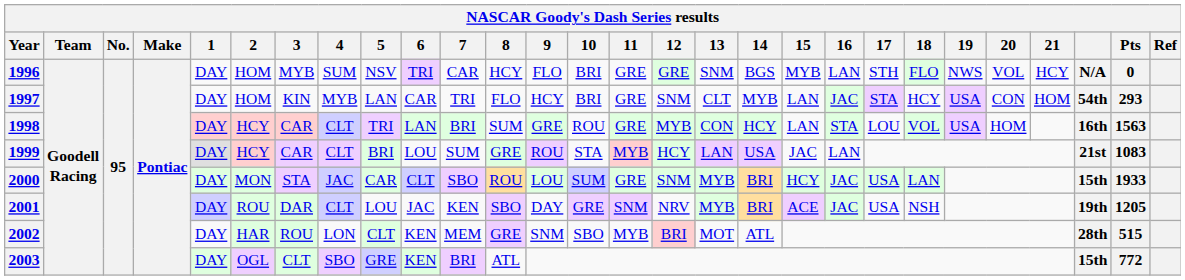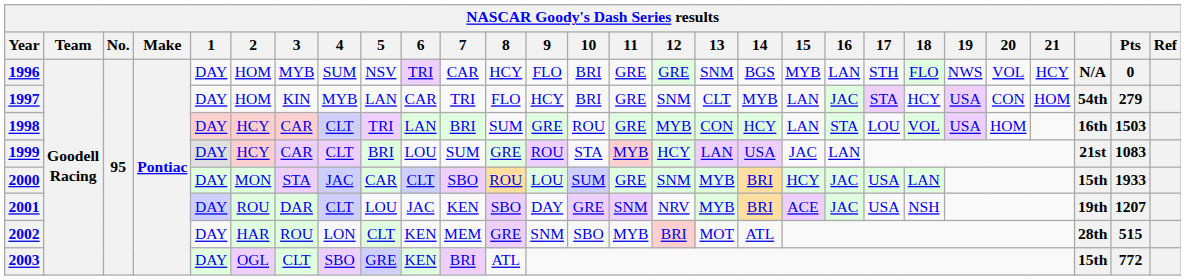(1131, 99) 293 -> (1131, 99) 279
(1131, 126) 1563 -> (1131, 126) 1503
(1131, 207) 1205 -> (1131, 207) 1207
